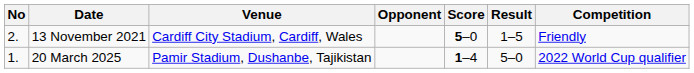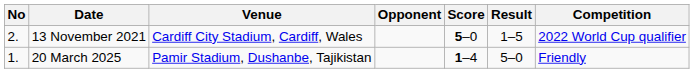(562, 36) Friendly -> (612, 36) 2022 World Cup qualifier
(612, 57) 2022 World Cup qualifier -> (562, 57) Friendly
